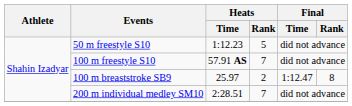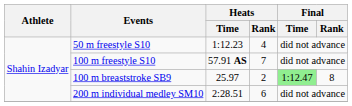(263, 45) 5 -> (263, 45) 4
(297, 77) no background -> (297, 77) lightgreen background
(263, 93) 7 -> (263, 93) 6
